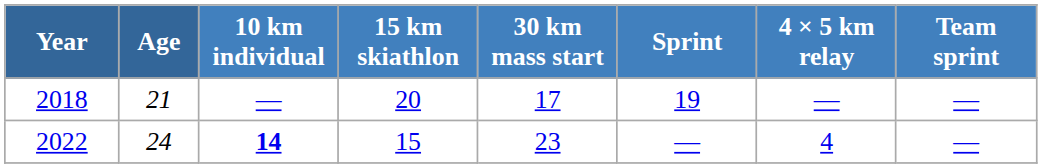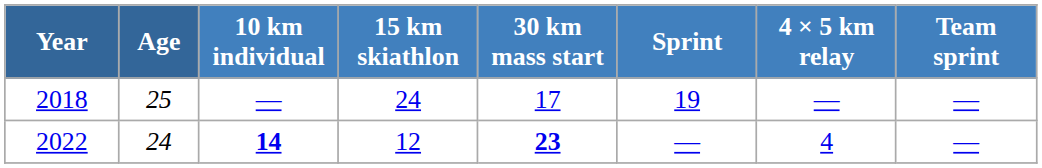(159, 99) 21 -> (159, 99) 25
(408, 99) 20 -> (408, 99) 24
(408, 141) 15 -> (408, 141) 12
(548, 141) normal -> (548, 141) bold
